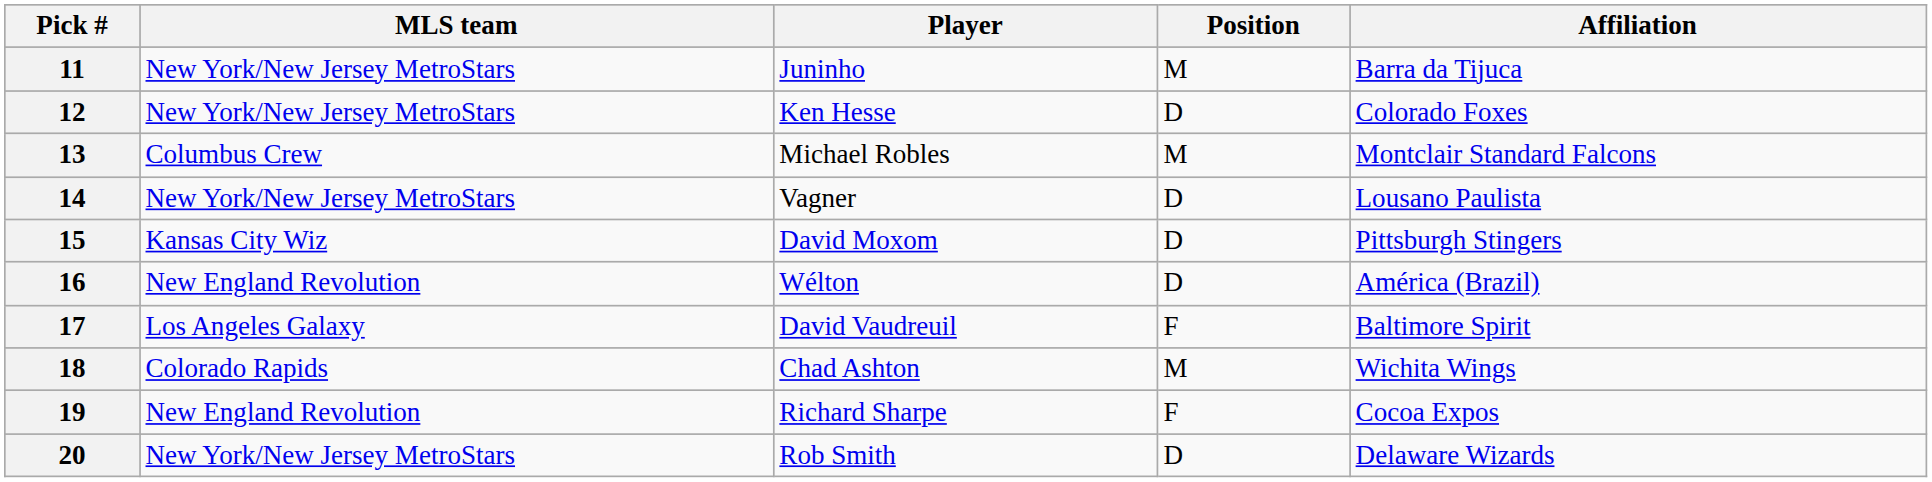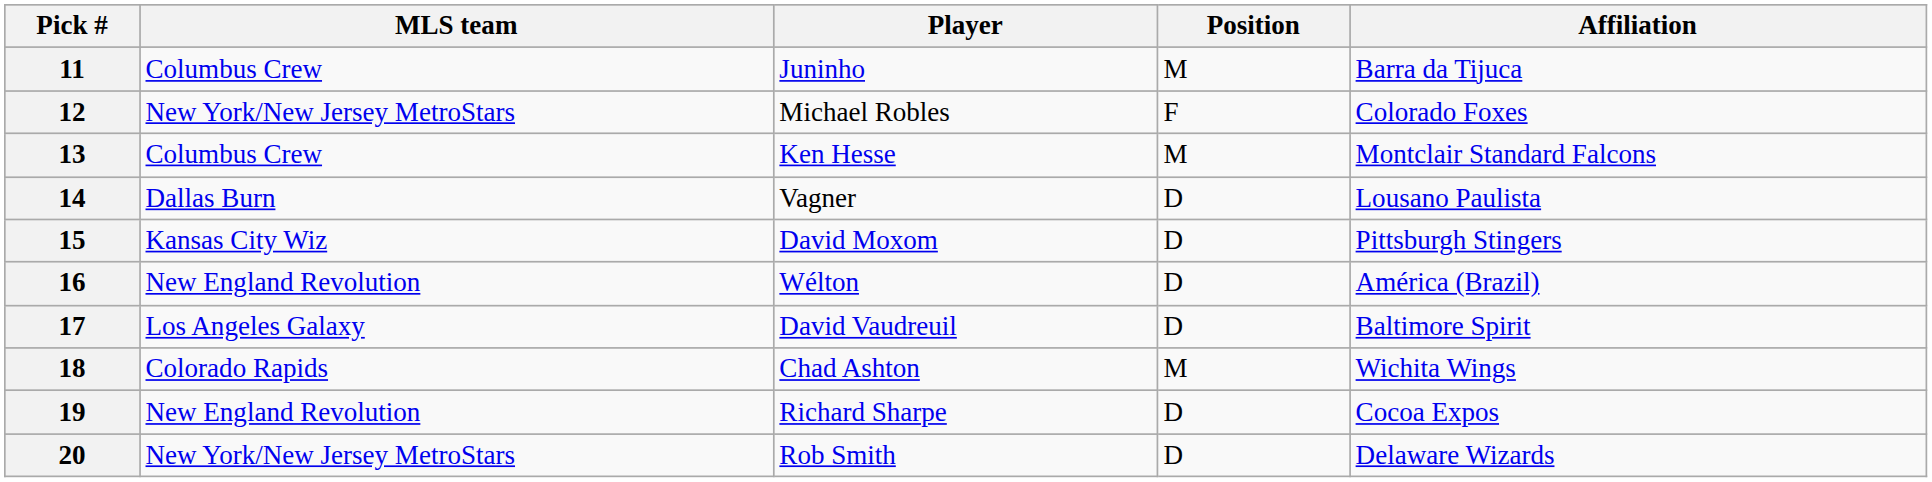(330, 68) New York/New Jersey MetroStars -> (234, 68) Columbus Crew
(838, 111) Ken Hesse -> (865, 111) Michael Robles
(1173, 111) D -> (1171, 111) F
(865, 154) Michael Robles -> (838, 154) Ken Hesse
(330, 197) New York/New Jersey MetroStars -> (210, 197) Dallas Burn
(1171, 326) F -> (1173, 326) D
(1171, 411) F -> (1173, 411) D
